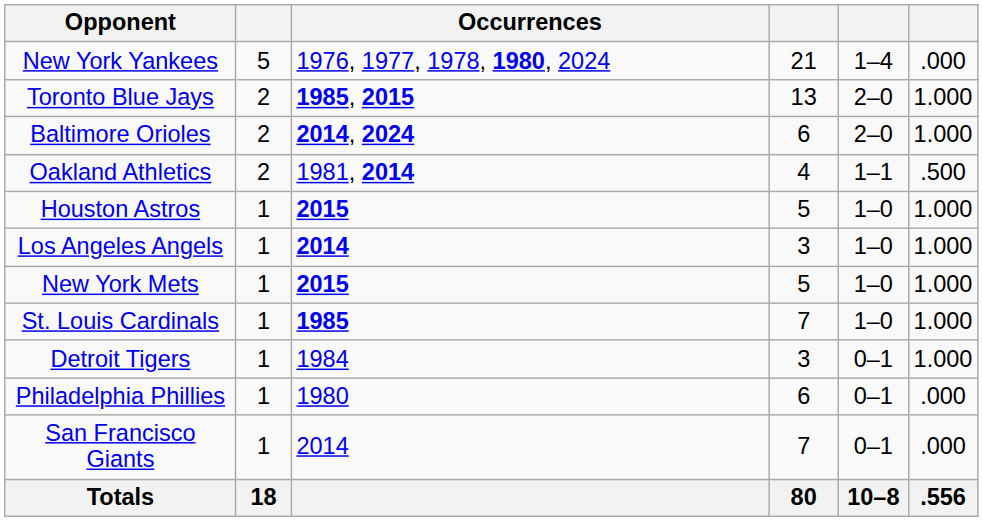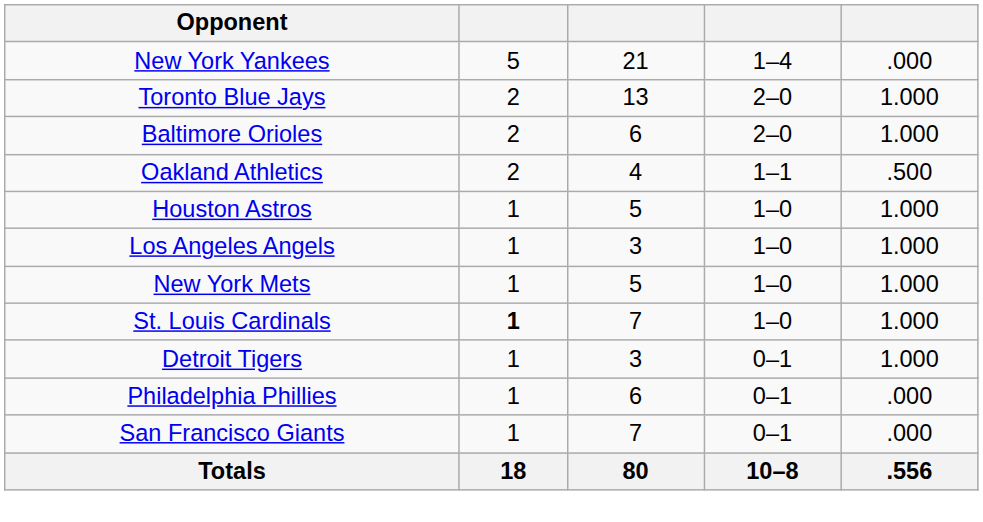- column: (530, 23)
(264, 321) normal -> (513, 321) bold
